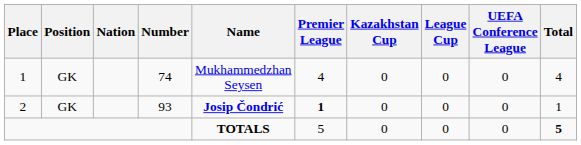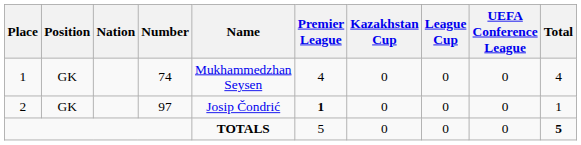(165, 107) 93 -> (165, 107) 97
(243, 107) bold -> (243, 107) normal
